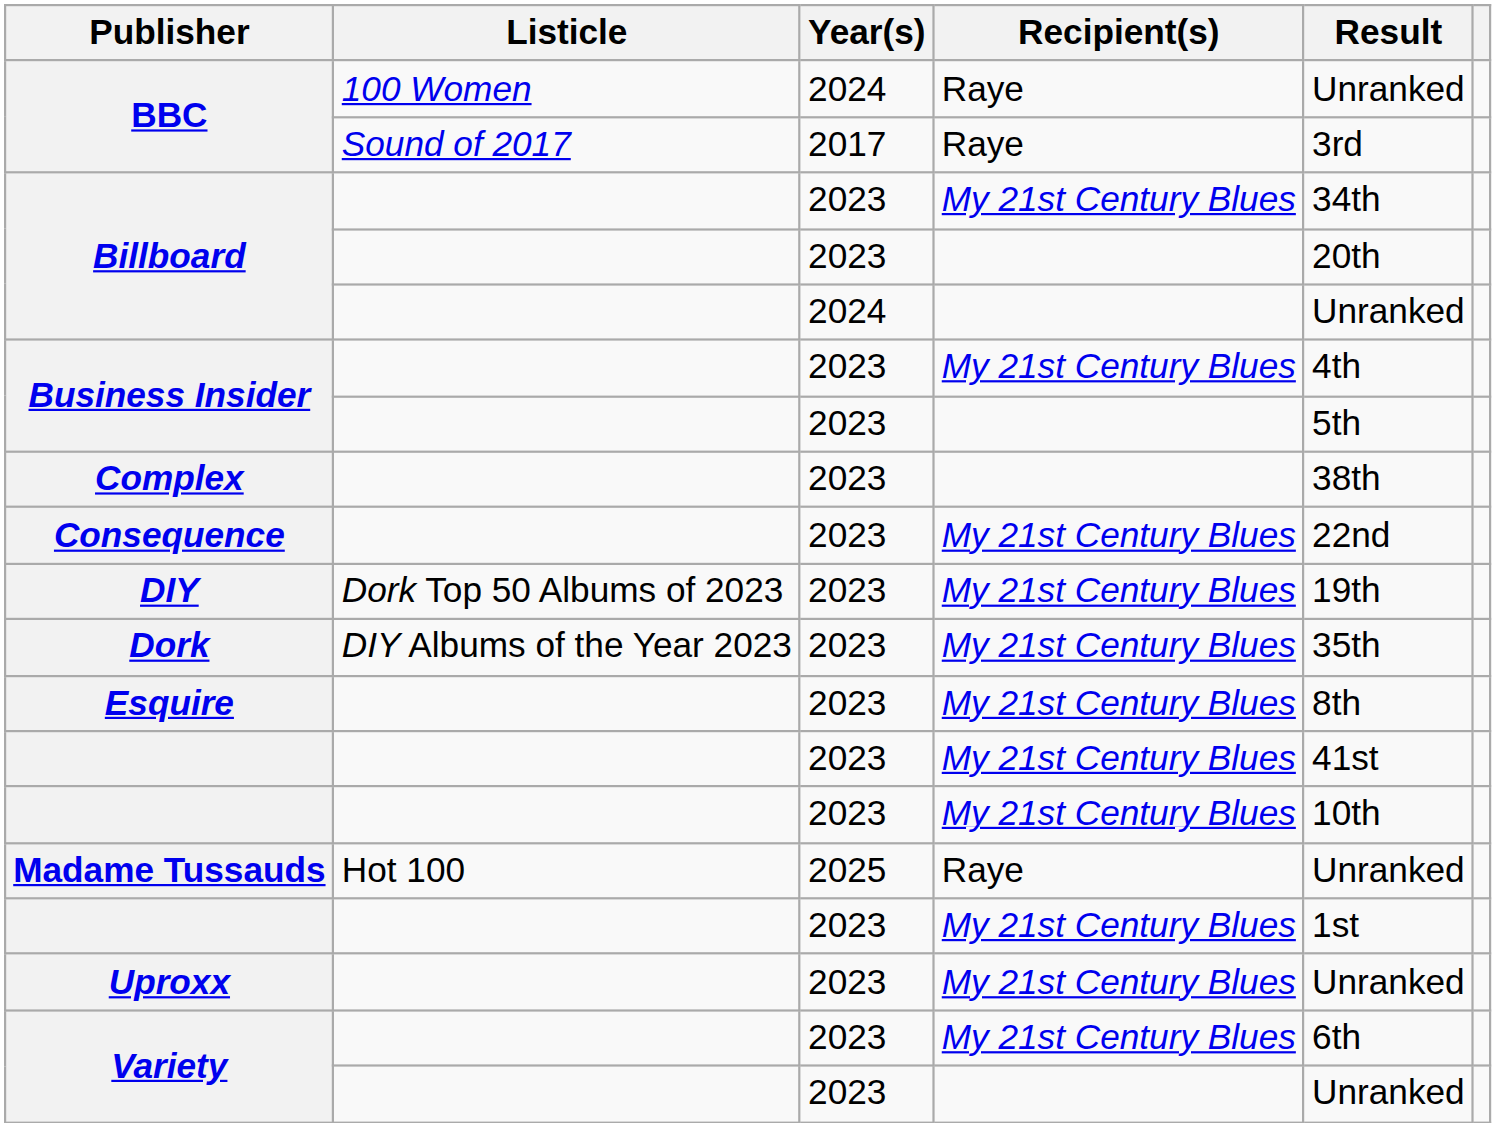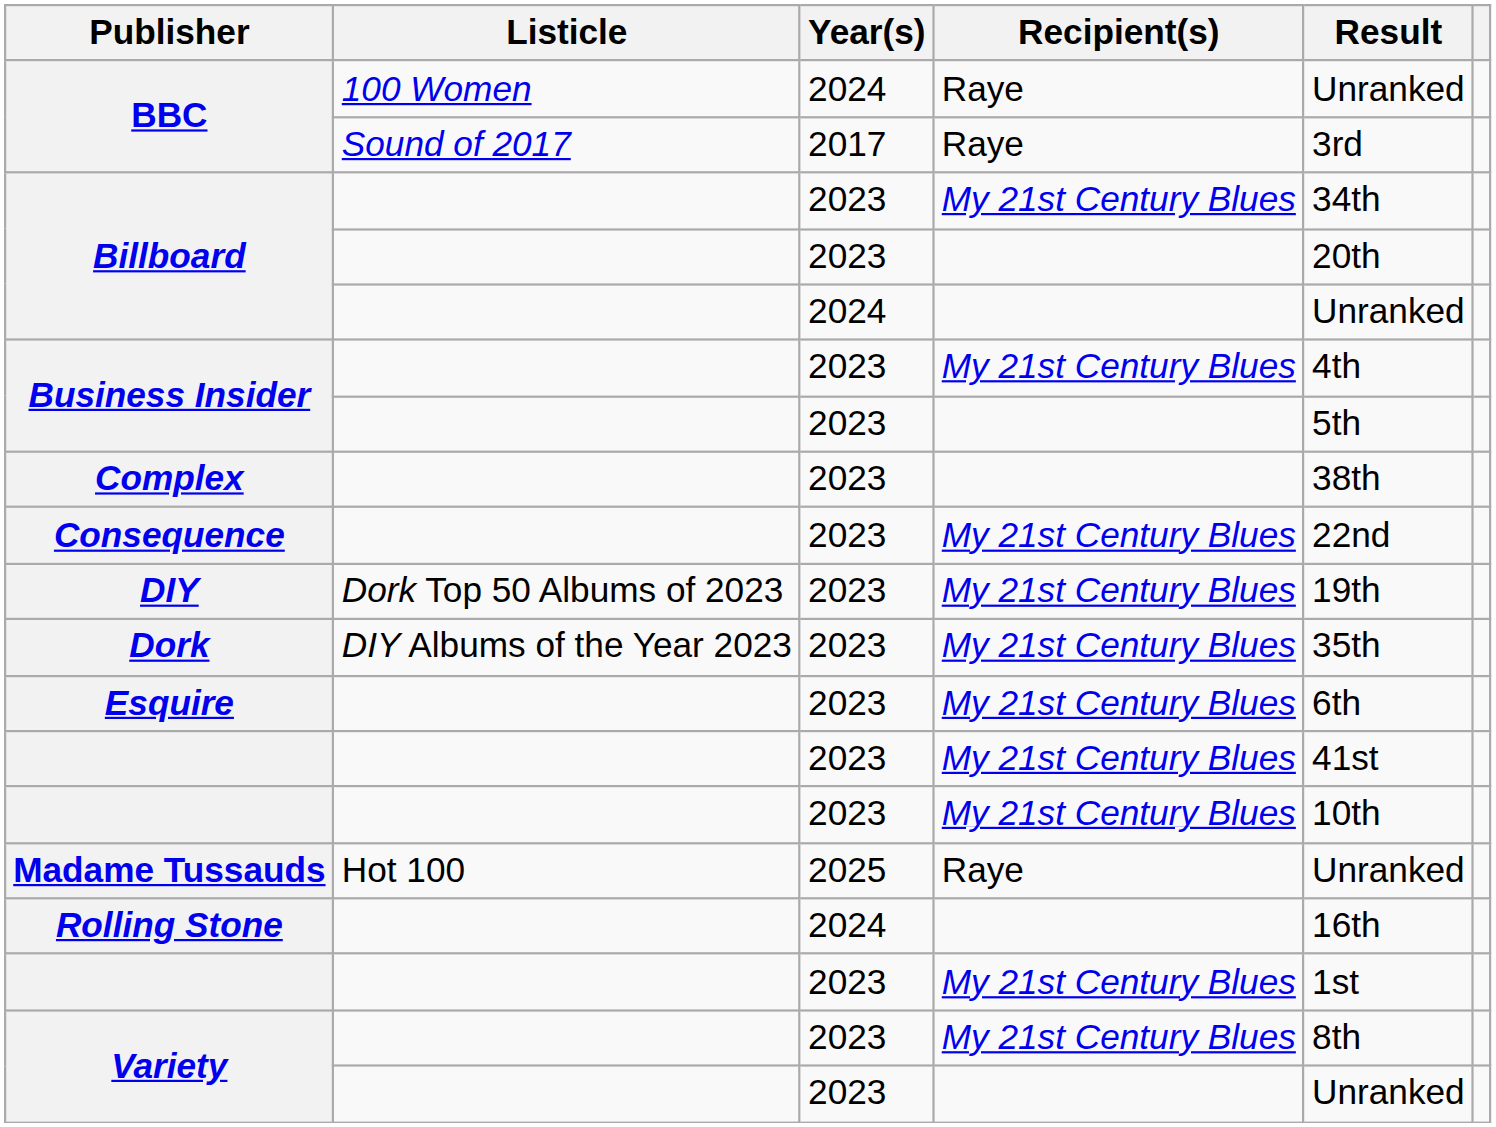(1337, 702) 8th -> (1337, 702) 6th
+ row: (169, 925)
- row: (169, 981)
(1337, 1037) 6th -> (1337, 1037) 8th
